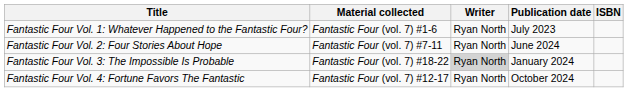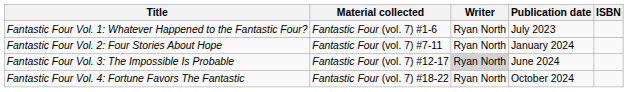(535, 45) June 2024 -> (542, 45) January 2024
(381, 62) Fantastic Four (vol. 7) #18-22 -> (381, 62) Fantastic Four (vol. 7) #12-17
(542, 62) January 2024 -> (535, 62) June 2024
(381, 78) Fantastic Four (vol. 7) #12-17 -> (381, 78) Fantastic Four (vol. 7) #18-22
